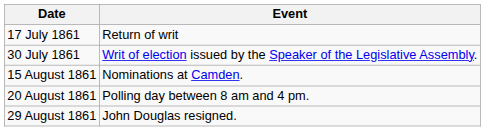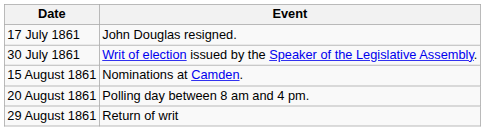(140, 34) Return of writ -> (169, 34) John Douglas resigned.
(169, 116) John Douglas resigned. -> (140, 116) Return of writ
